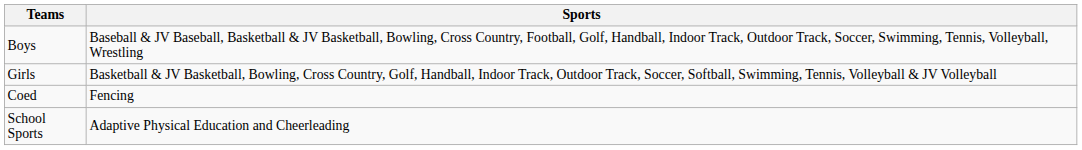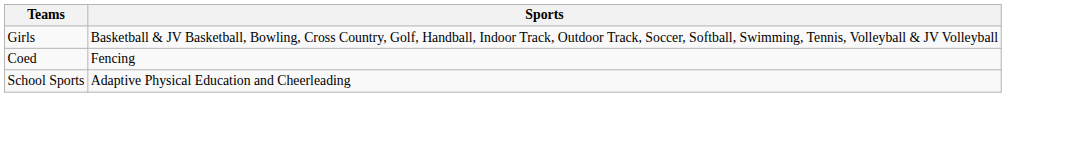- row: (22, 44)
